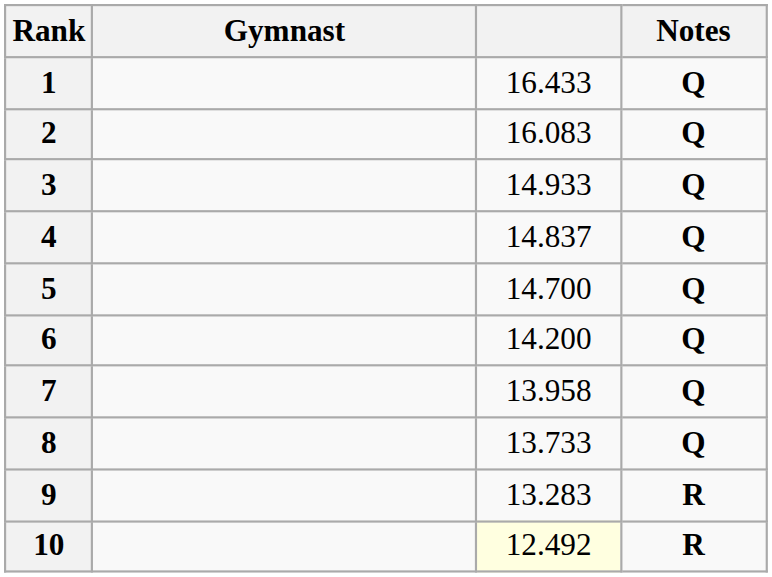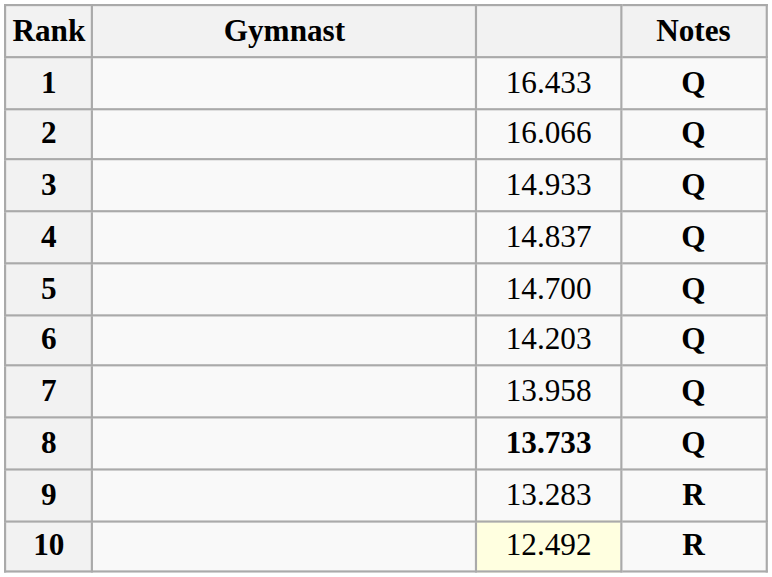(549, 133) 16.083 -> (549, 133) 16.066
(549, 339) 14.200 -> (549, 339) 14.203
(549, 442) normal -> (549, 442) bold
